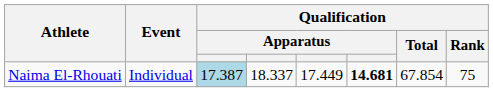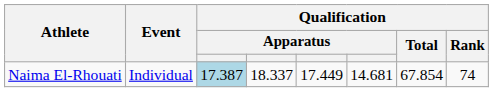(372, 74) bold -> (372, 74) normal
(467, 74) 75 -> (467, 74) 74
